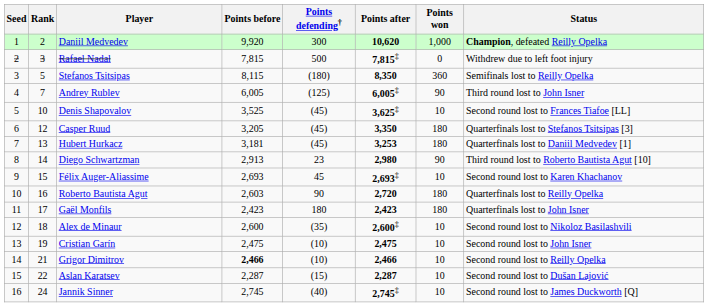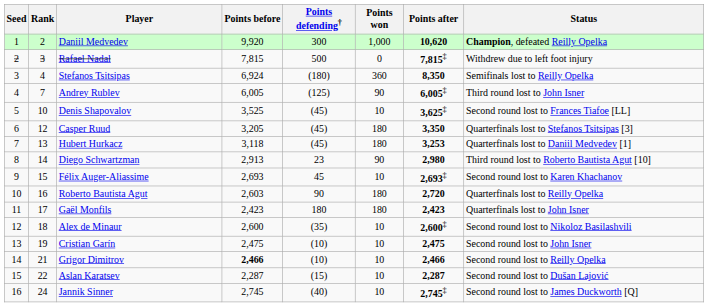columns swapped: (440, 19) <-> (386, 19)
(43, 76) 5 -> (43, 76) 4
(252, 76) 8,115 -> (252, 76) 6,924
(252, 144) 3,181 -> (252, 144) 3,118
